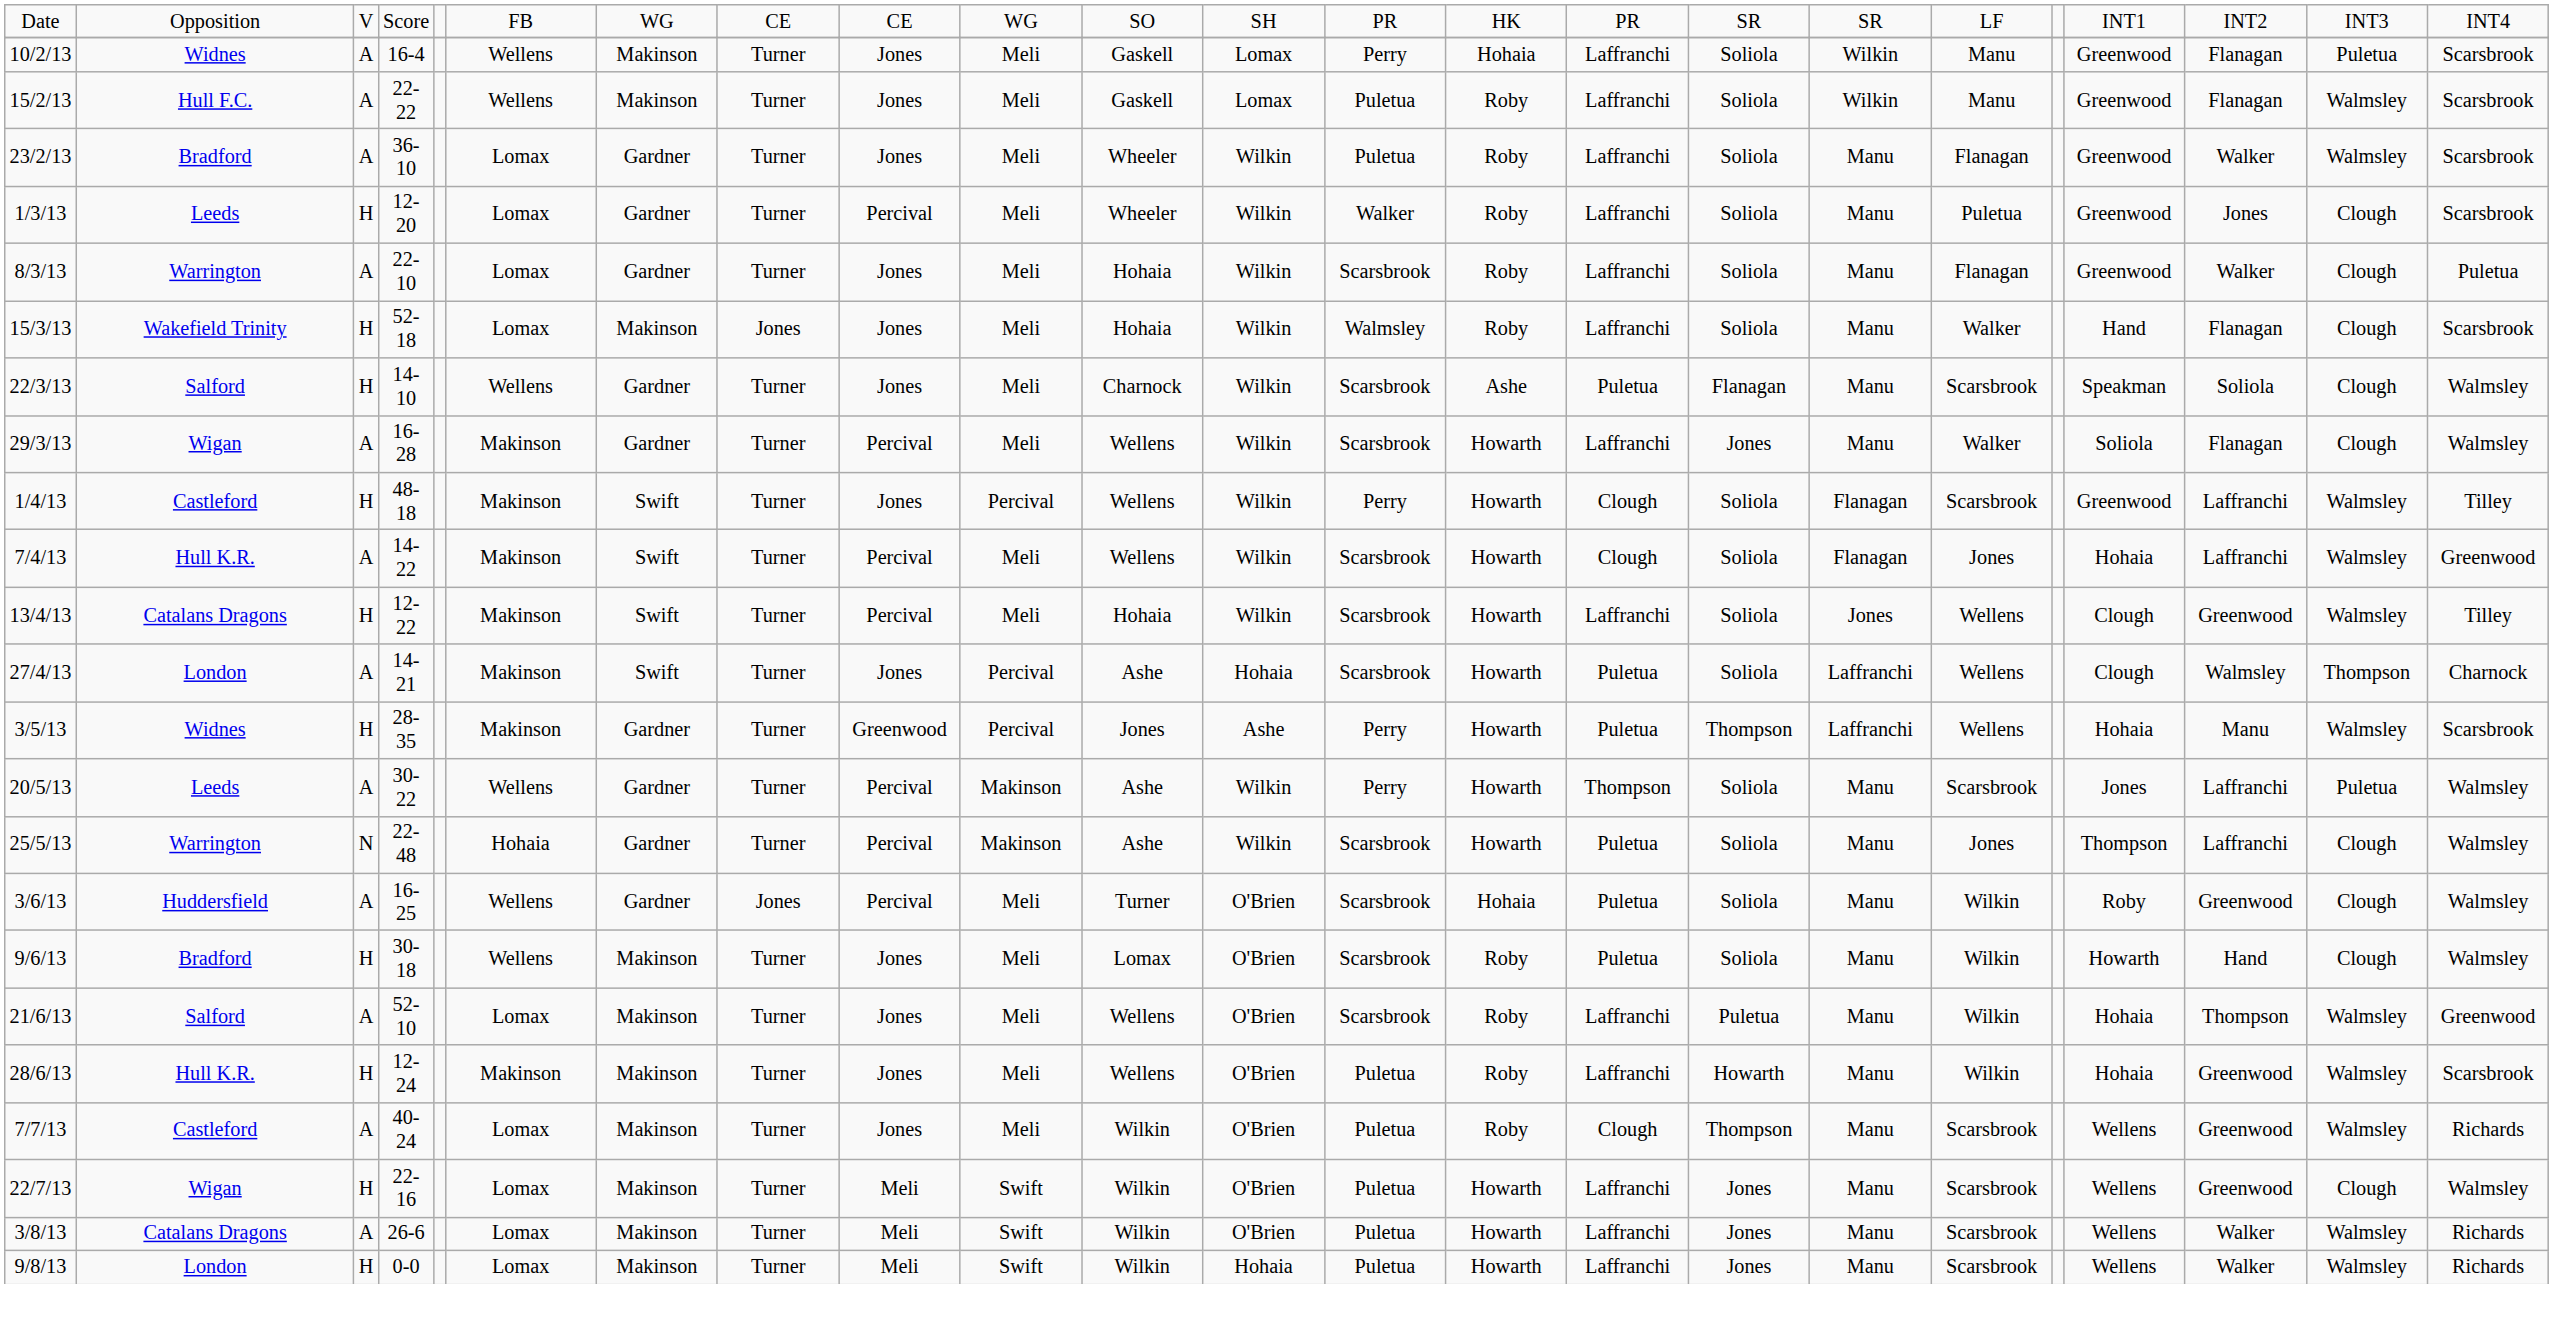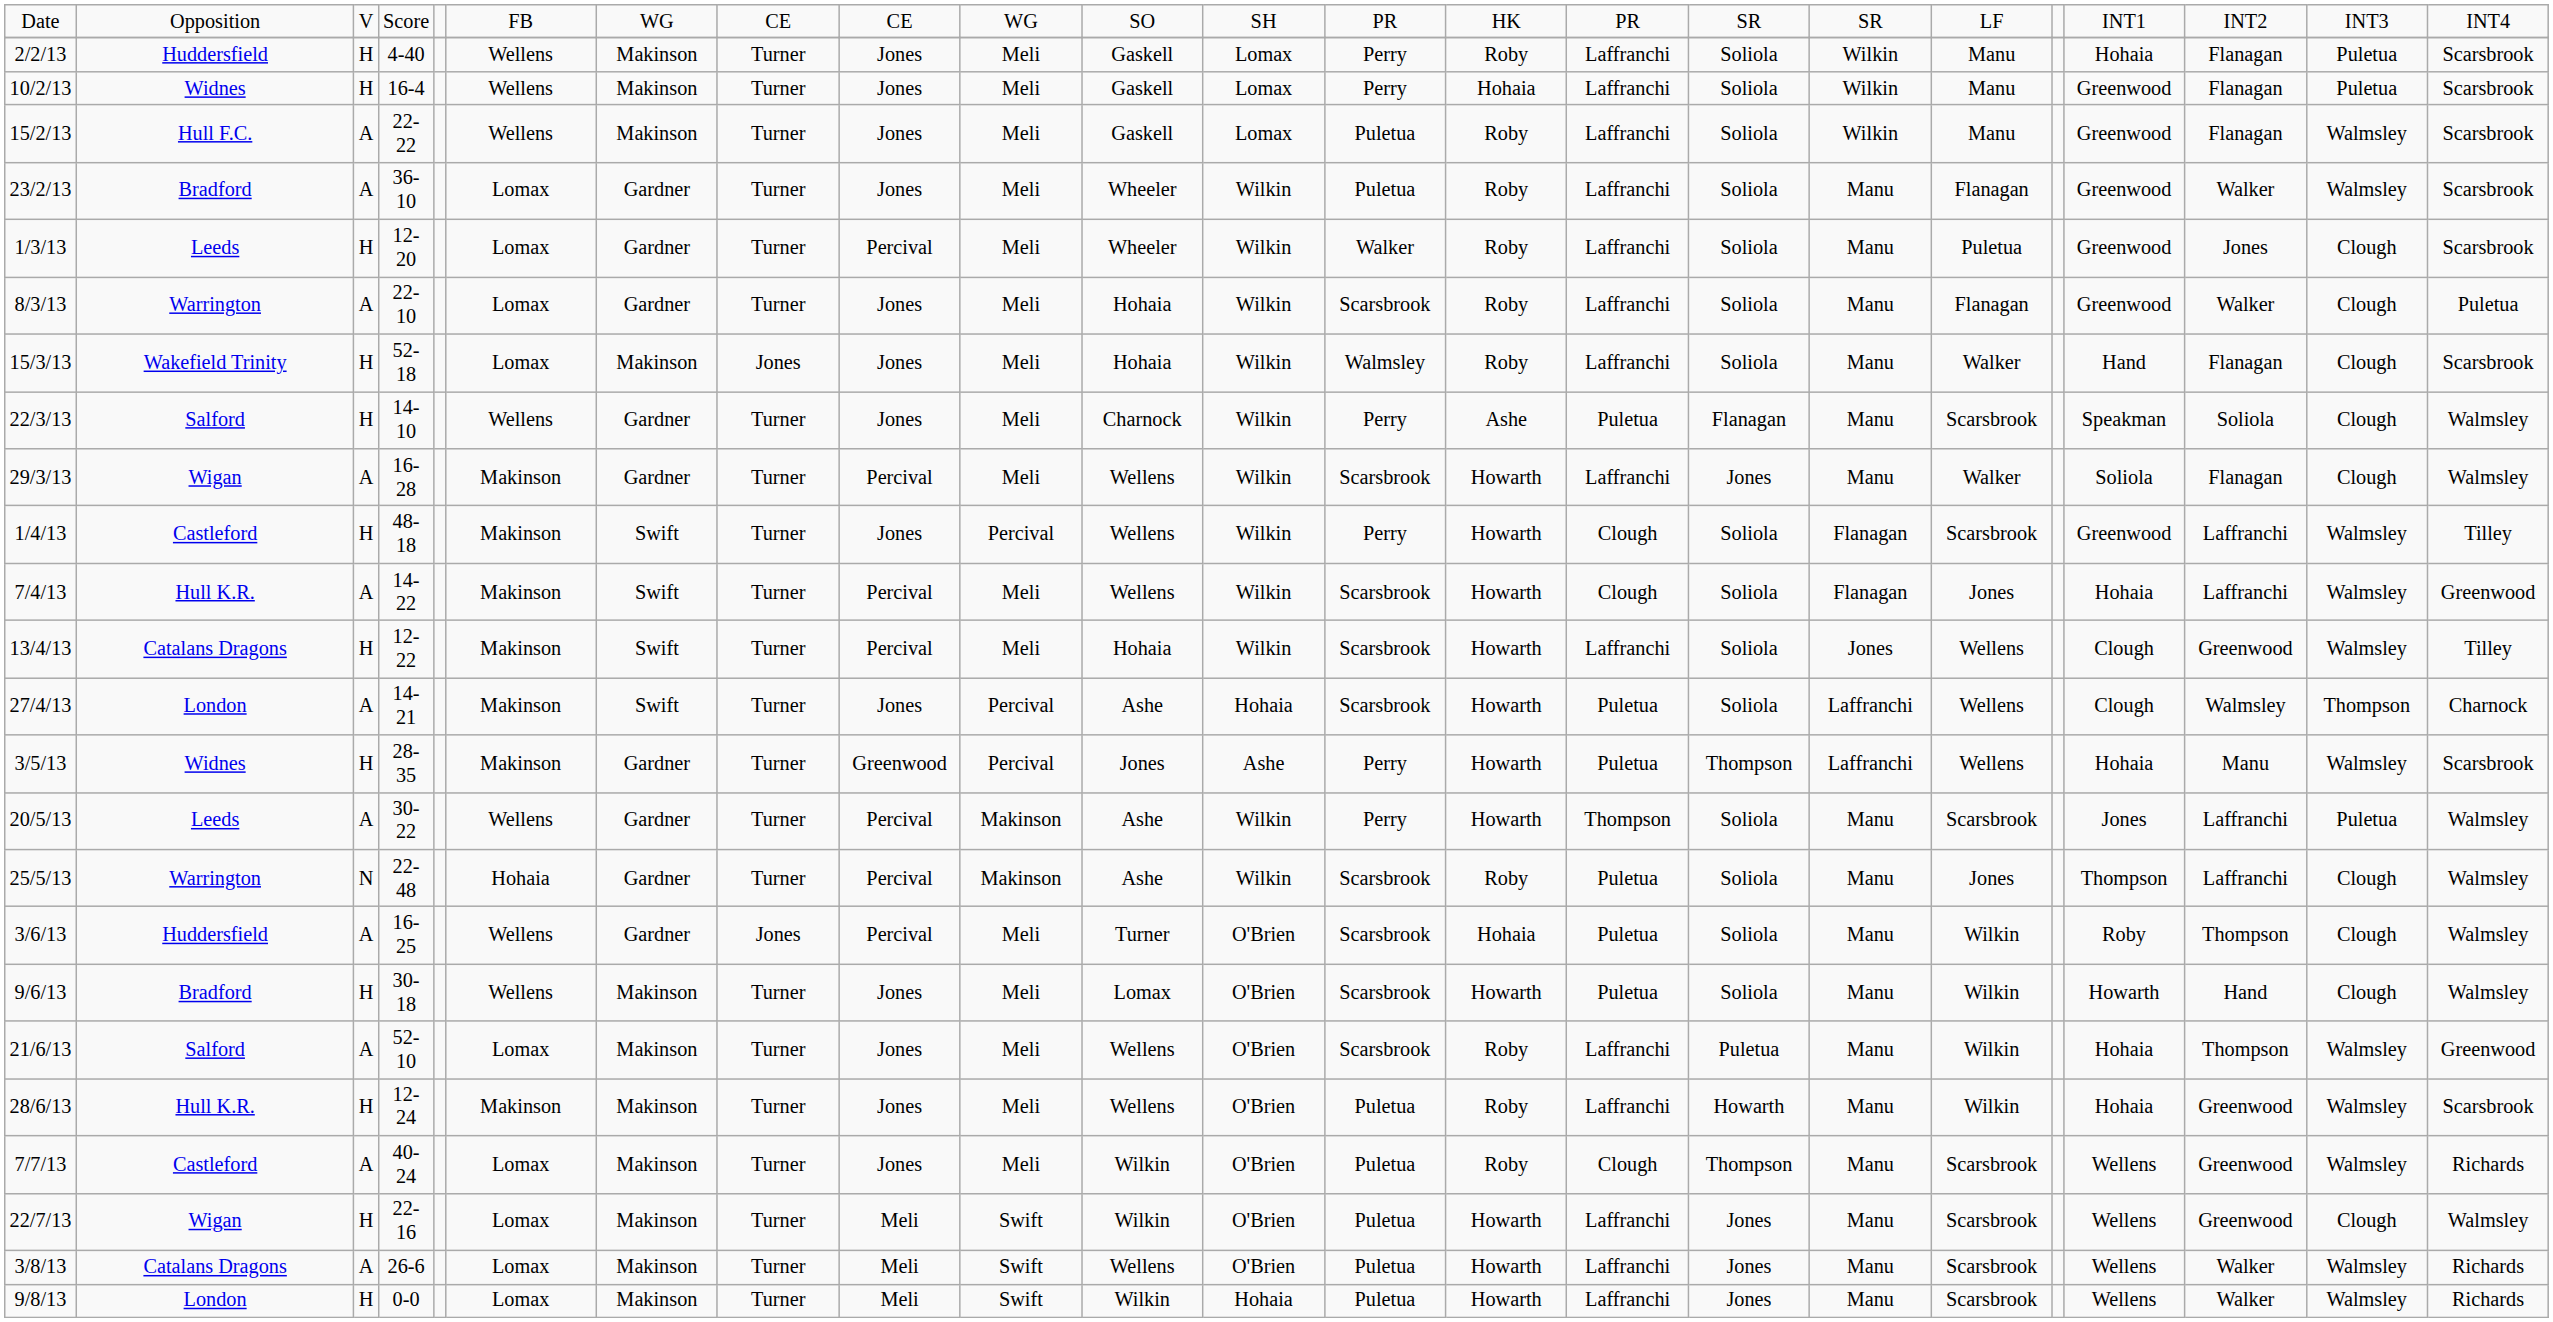+ row: (40, 54)
(366, 54) A -> (366, 87) H
(1385, 385) Scarsbrook -> (1385, 419) Perry
(1506, 844) Howarth -> (1506, 877) Roby
(2245, 901) Greenwood -> (2245, 934) Thompson
(1506, 958) Roby -> (1506, 992) Howarth
(1142, 1233) Wilkin -> (1142, 1266) Wellens
